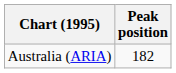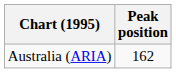(143, 56) 182 -> (143, 56) 162
